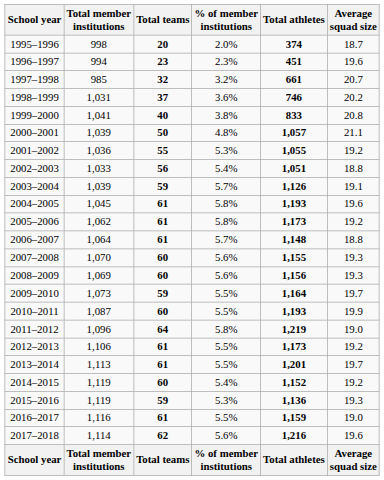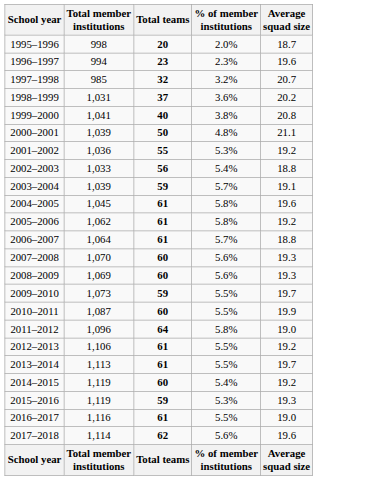- column: (294, 20)
